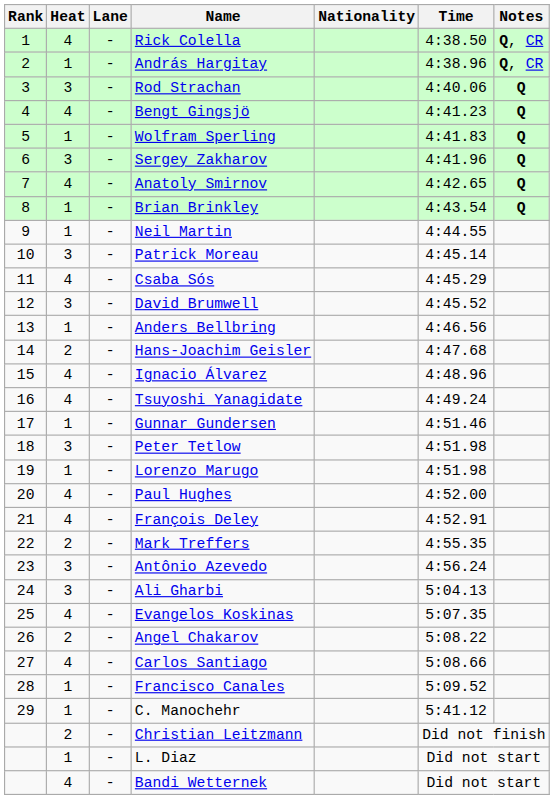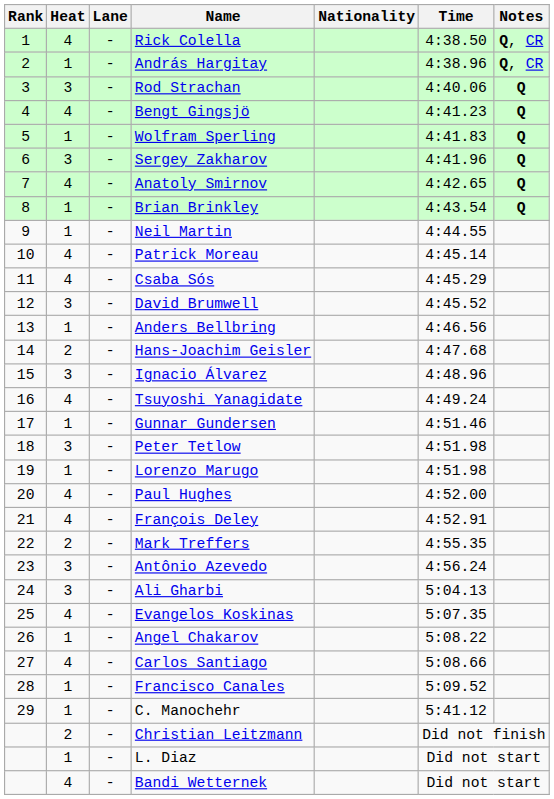(68, 256) 3 -> (68, 256) 4
(68, 376) 4 -> (68, 376) 3
(68, 639) 2 -> (68, 639) 1
